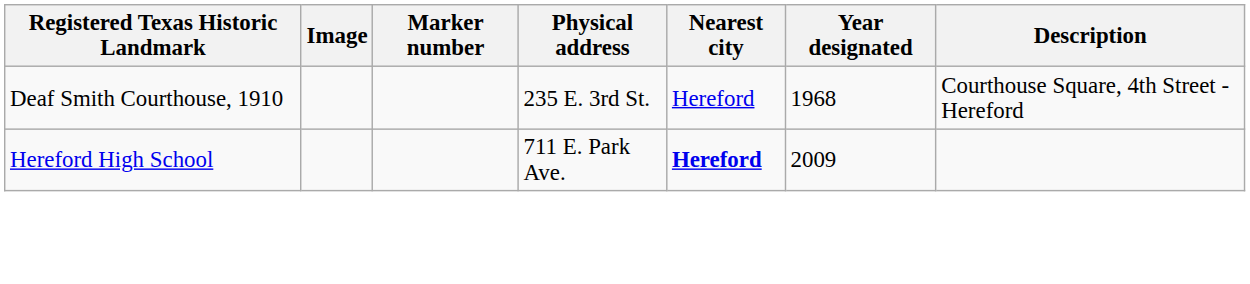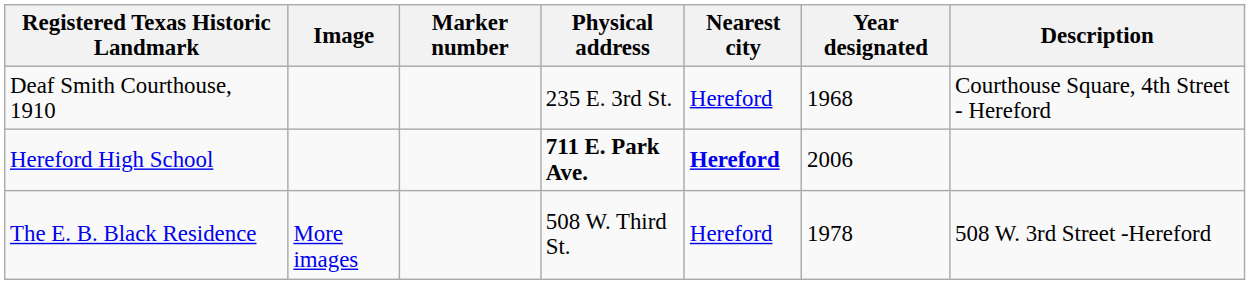(577, 159) normal -> (603, 159) bold
(813, 159) 2009 -> (830, 159) 2006
+ row: (133, 234)
